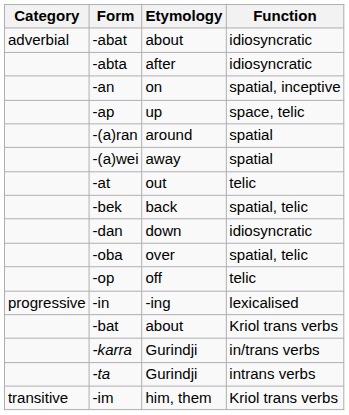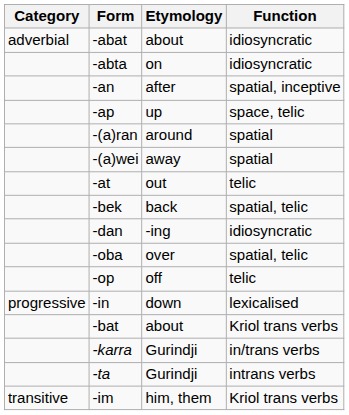(161, 64) after -> (154, 64) on
(154, 87) on -> (161, 87) after
(163, 231) down -> (158, 231) -ing
(158, 302) -ing -> (163, 302) down
